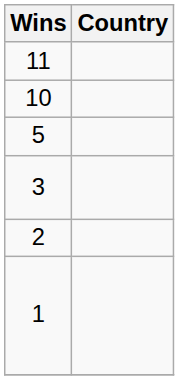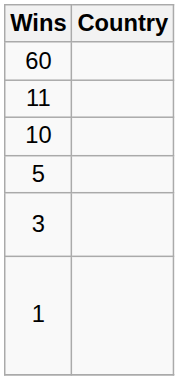+ row: (38, 60)
- row: (38, 237)
